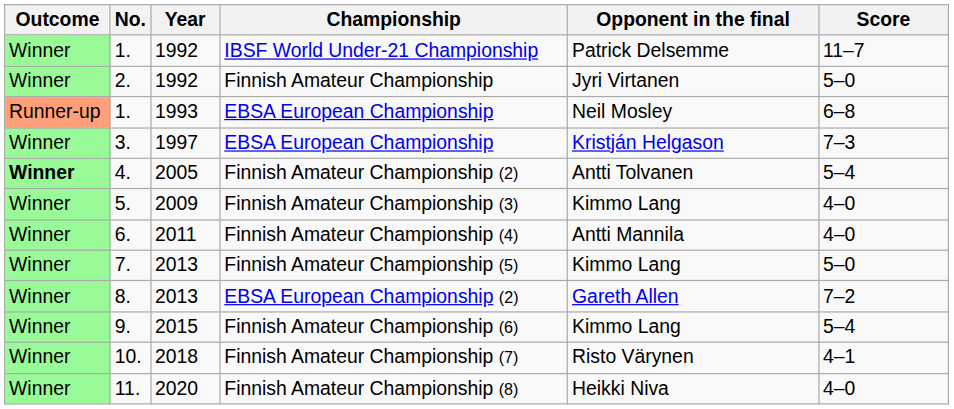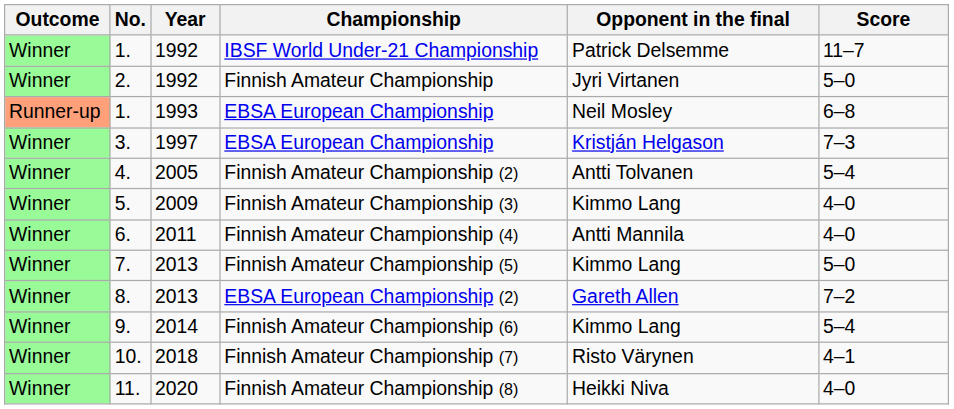(42, 173) bold -> (40, 173) normal
(176, 326) 2015 -> (176, 326) 2014
